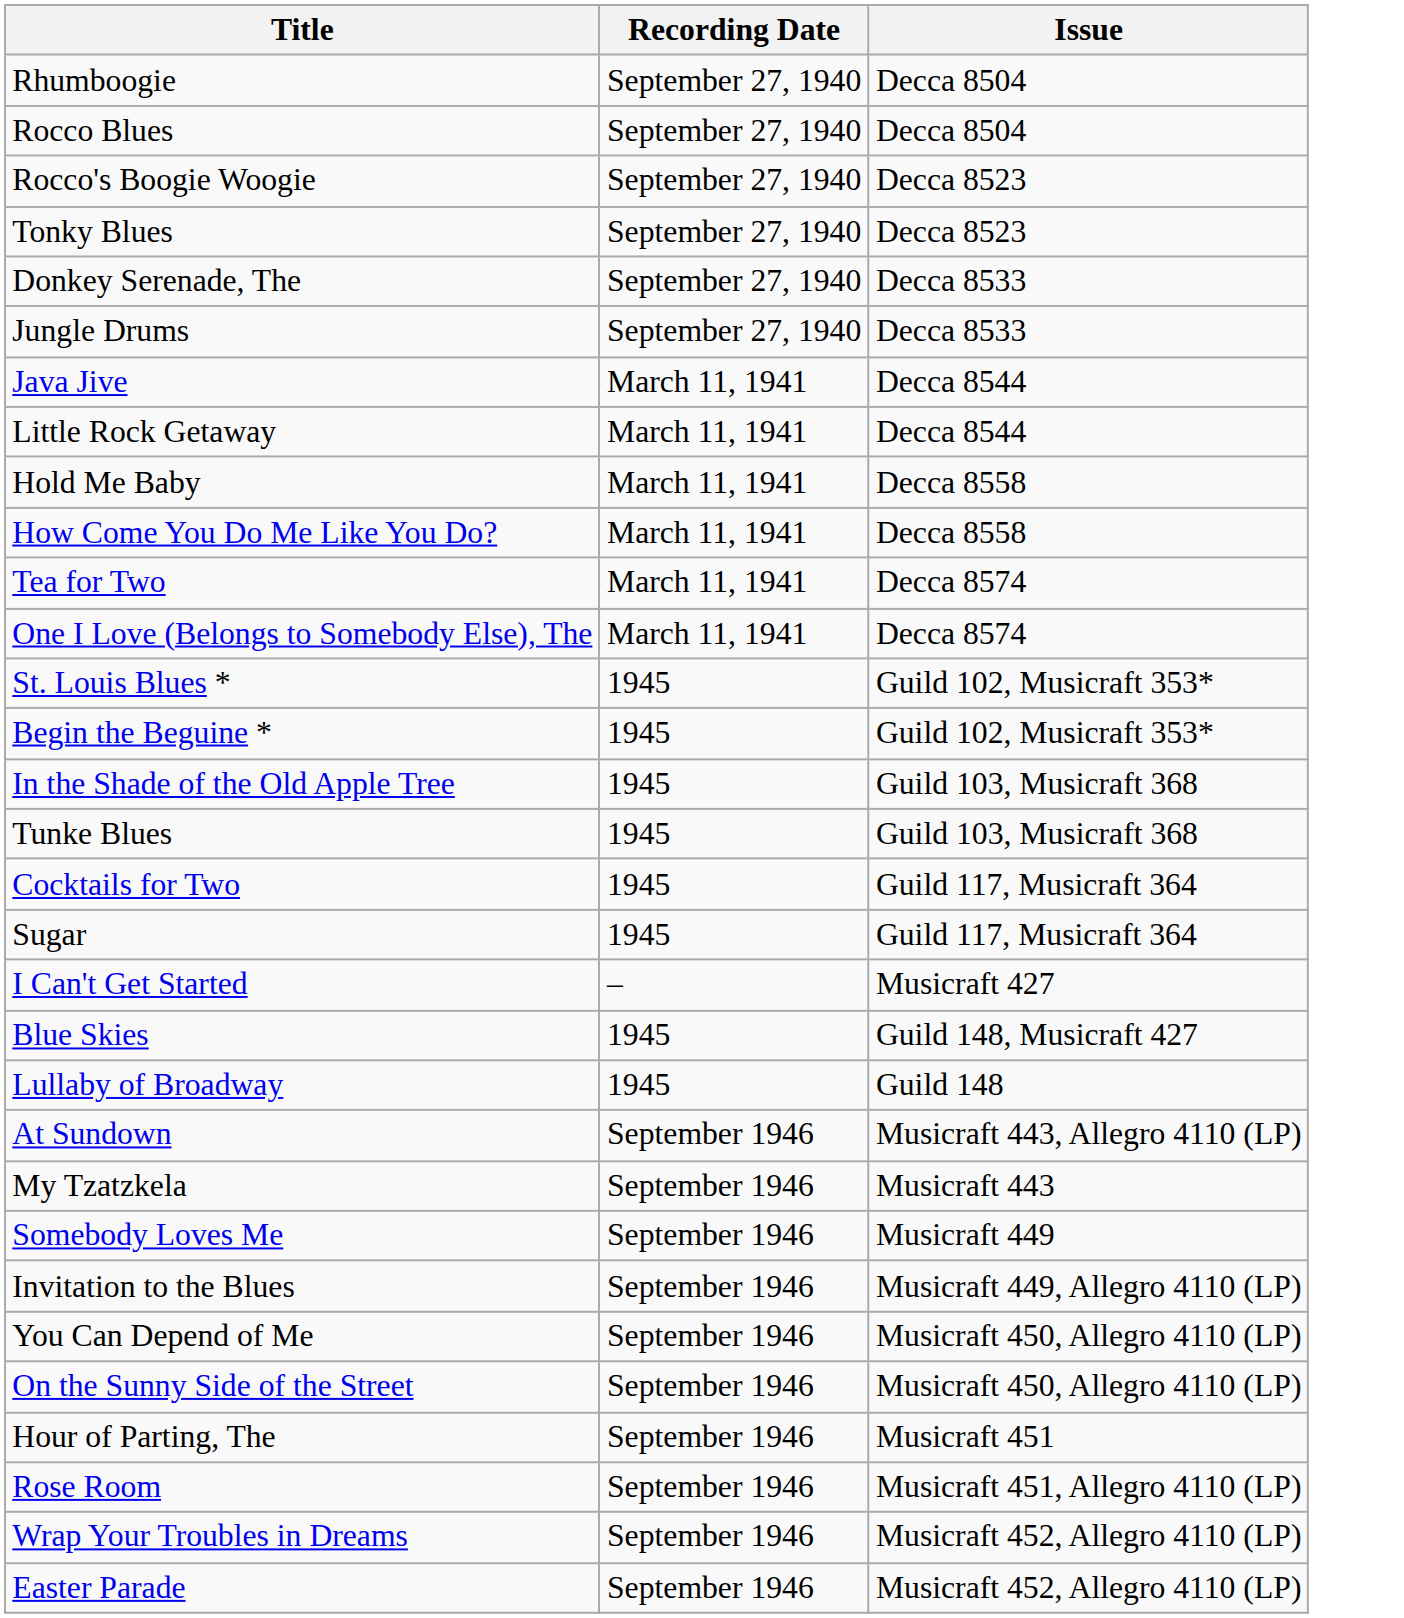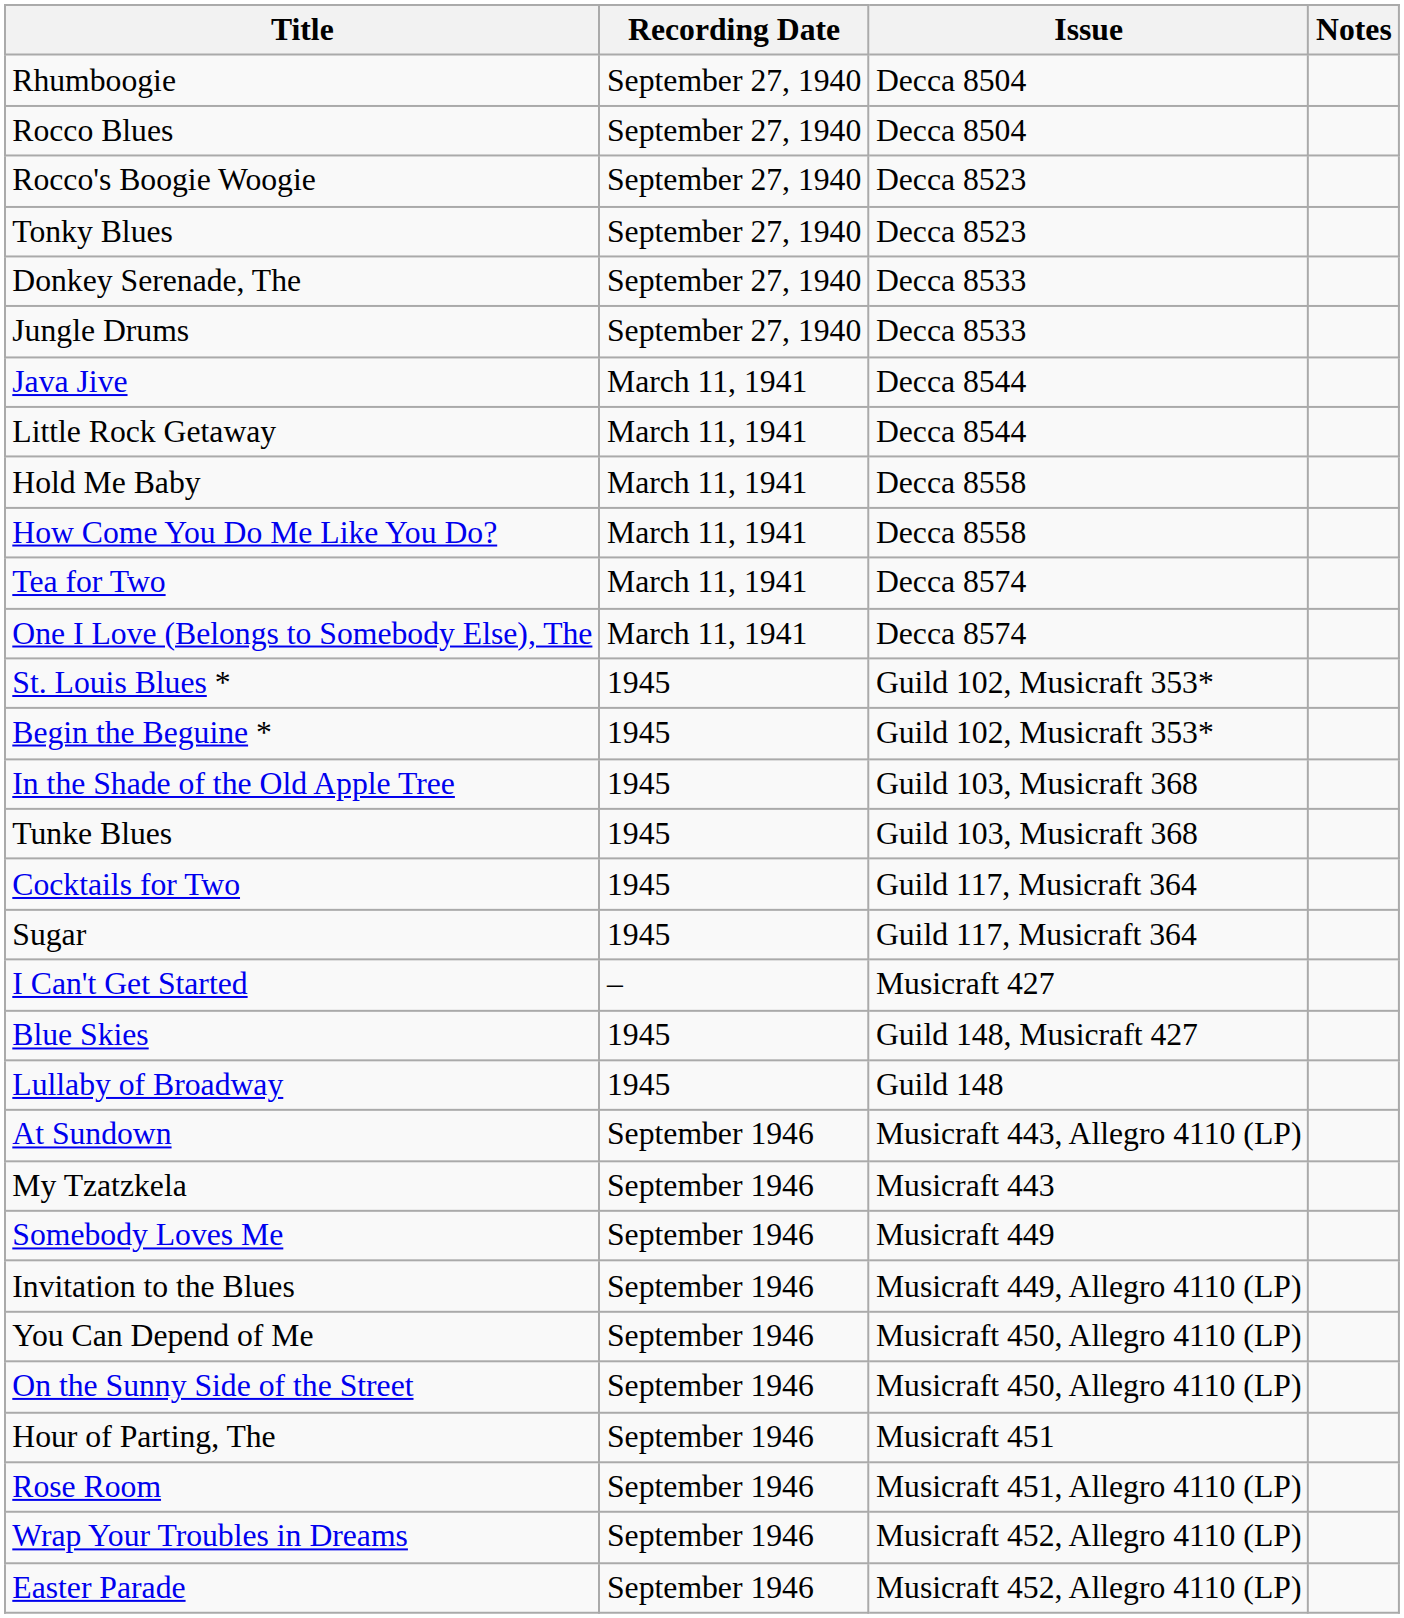+ column: (1354, 29)
